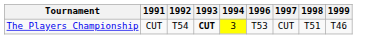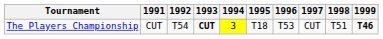+ column: (260, 12)
(339, 27) normal -> (365, 27) bold
